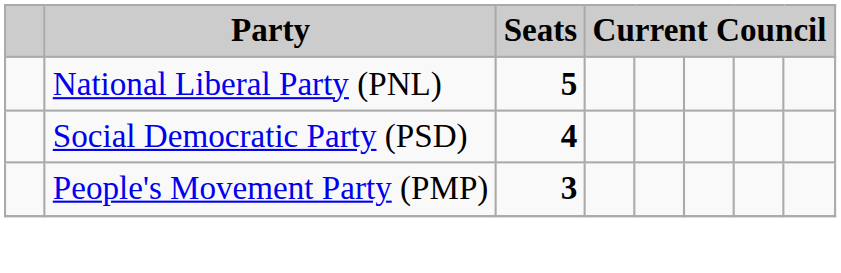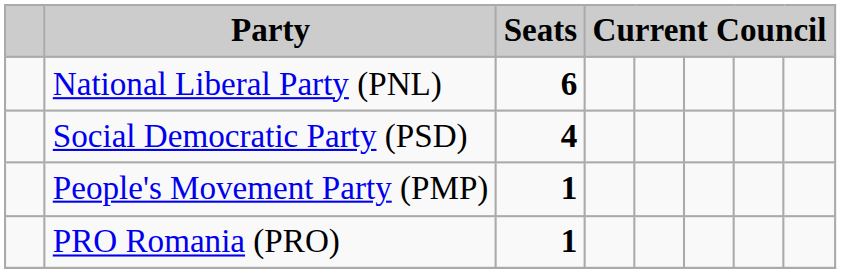(569, 83) 5 -> (569, 83) 6
(569, 188) 3 -> (569, 188) 1
+ row: (196, 240)
